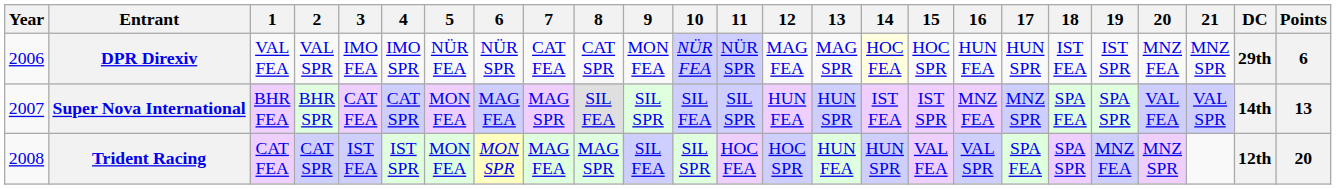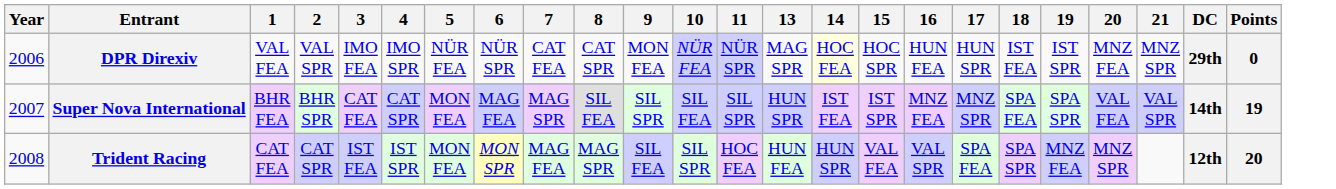- column: (787, 18)
(1303, 58) 6 -> (1254, 58) 0
(1303, 108) 13 -> (1254, 108) 19
